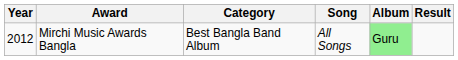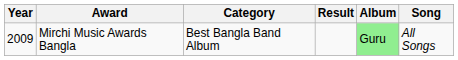columns swapped: (342, 13) <-> (433, 13)
(20, 39) 2012 -> (20, 39) 2009
